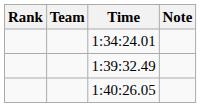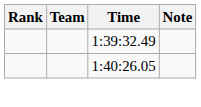- row: (124, 41)
